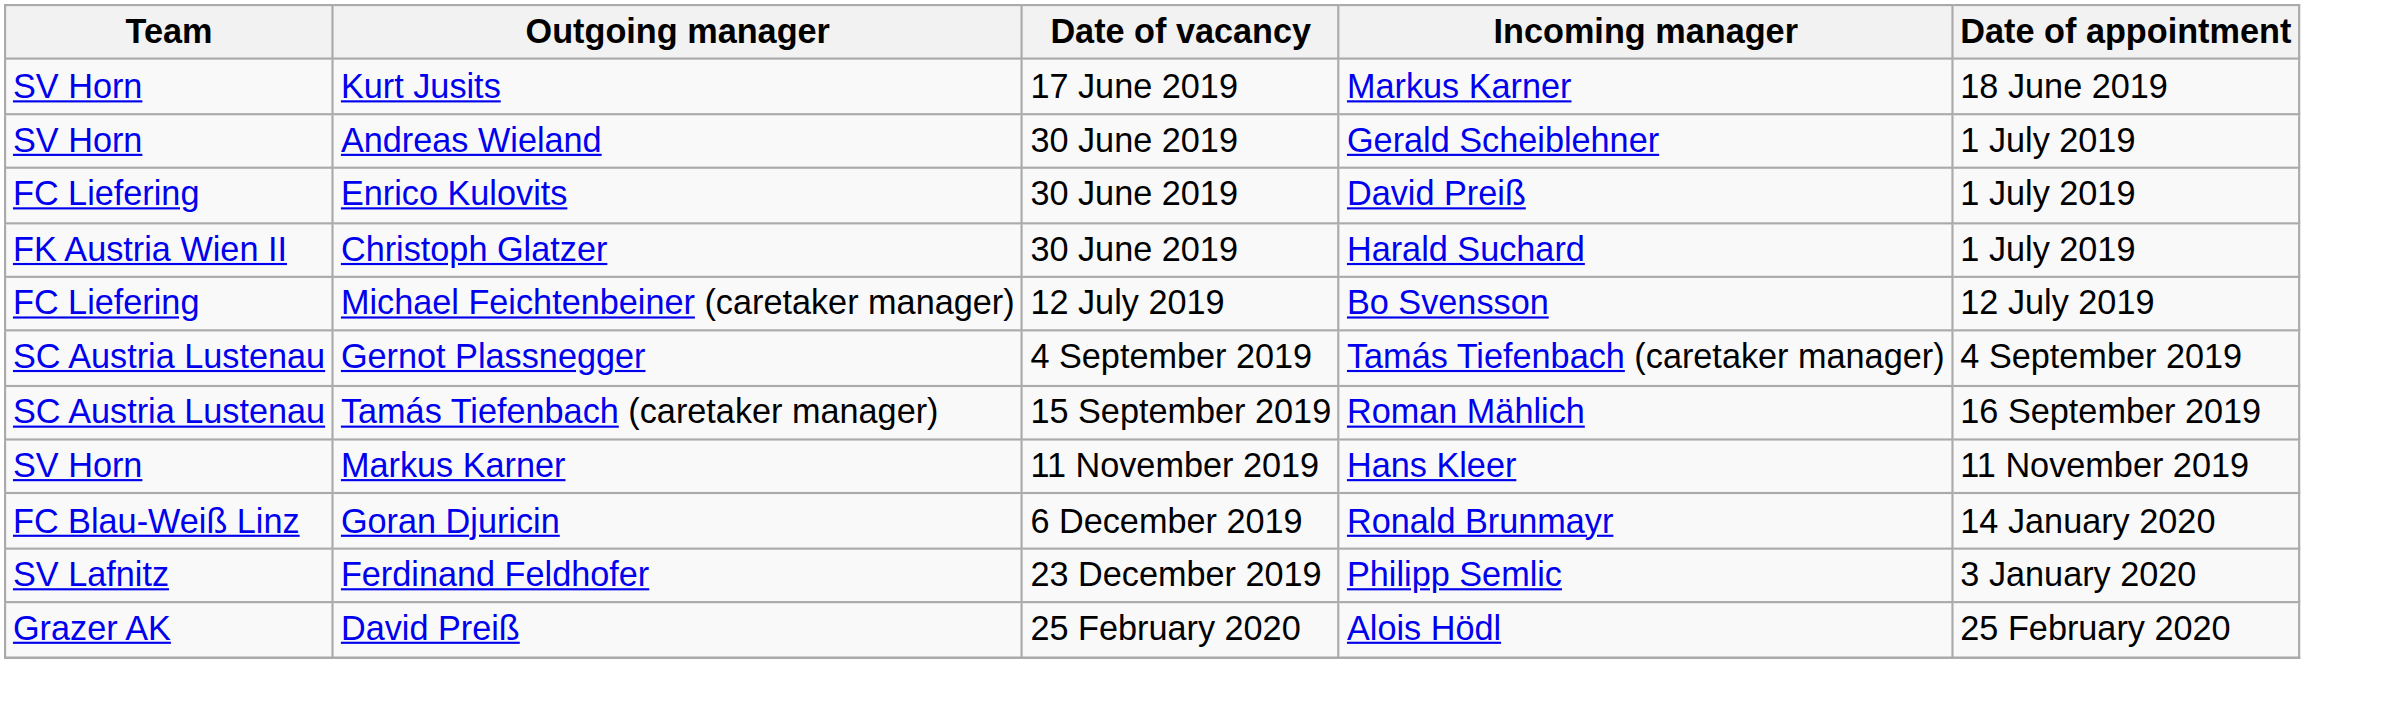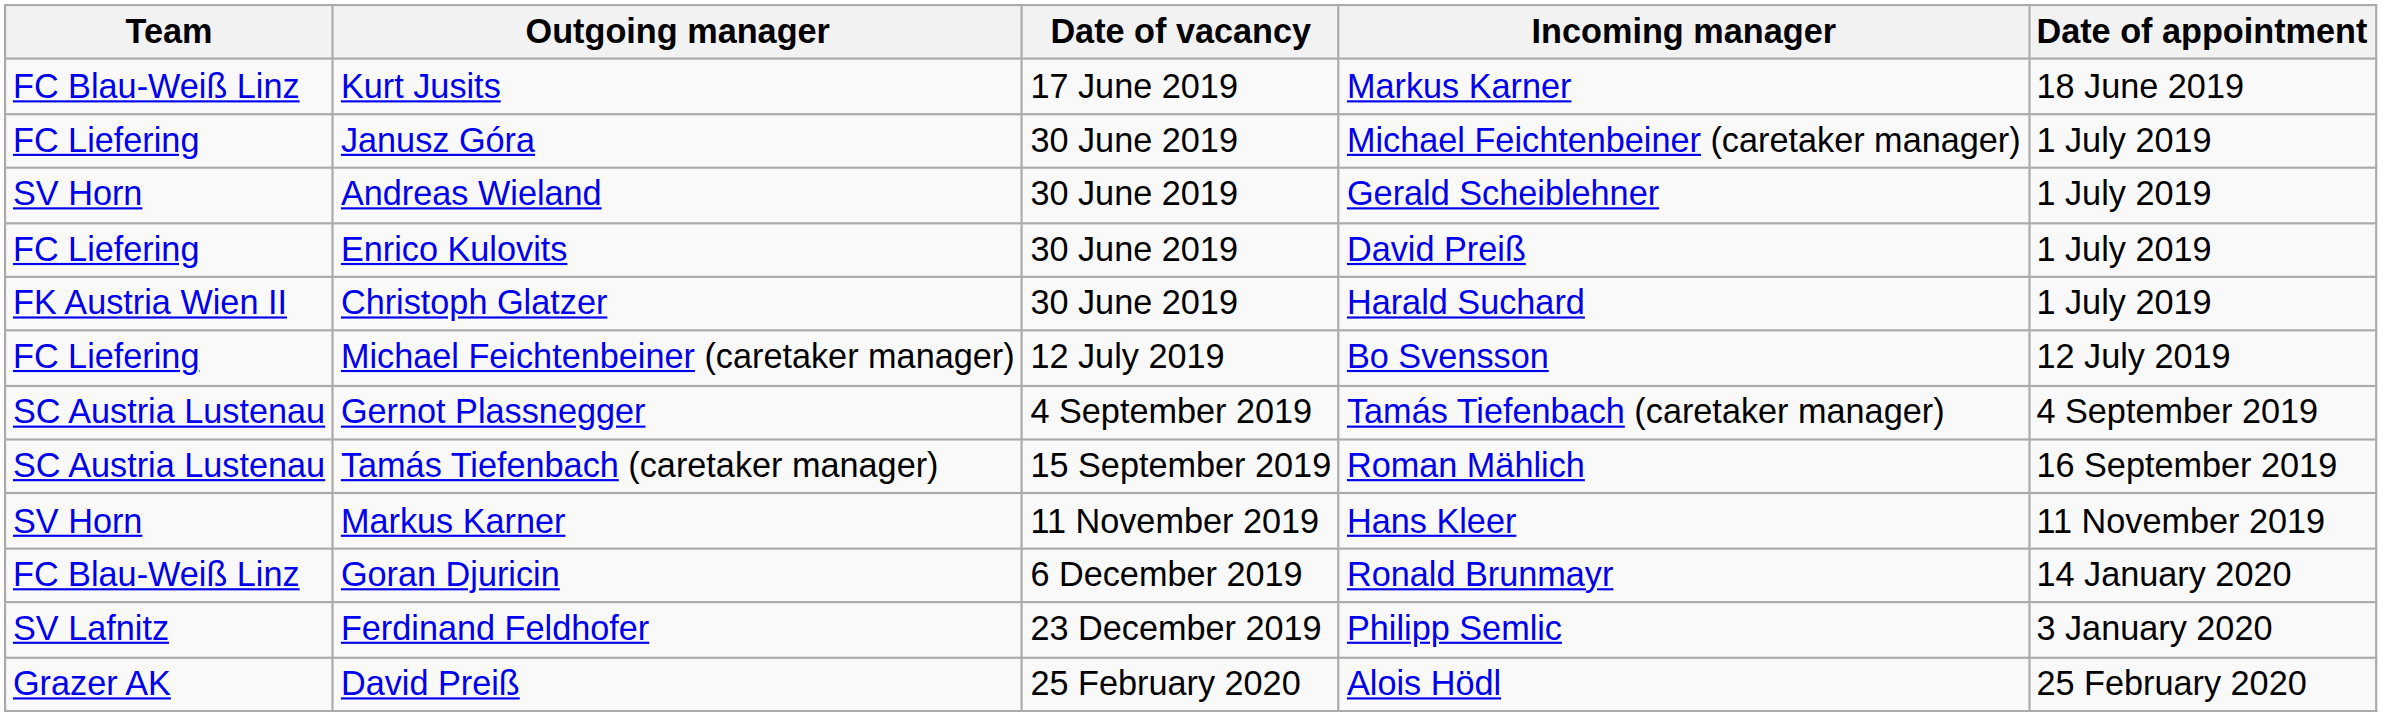(78, 85) SV Horn -> (156, 85) FC Blau-Weiß Linz
+ row: (438, 140)
